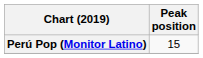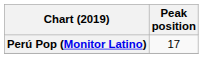(174, 44) 15 -> (174, 44) 17
